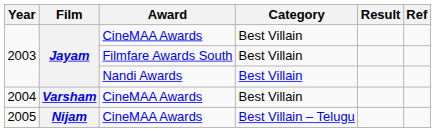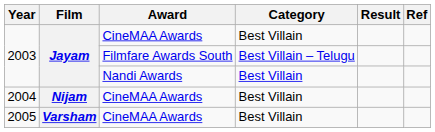(270, 55) Best Villain -> (297, 55) Best Villain – Telugu
(69, 96) Varsham -> (69, 96) Nijam
(69, 117) Nijam -> (69, 117) Varsham
(297, 117) Best Villain – Telugu -> (270, 117) Best Villain
